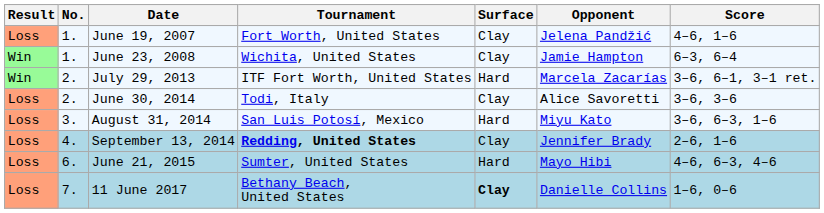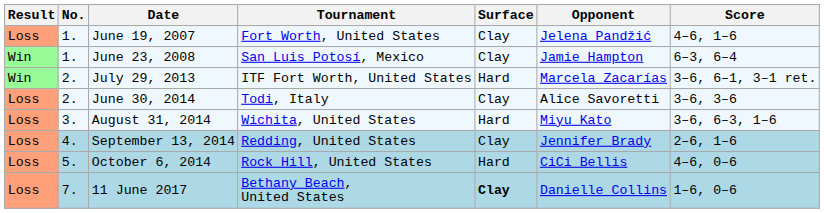(329, 57) Wichita, United States -> (333, 57) San Luis Potosí, Mexico
(333, 120) San Luis Potosí, Mexico -> (329, 120) Wichita, United States
(329, 141) bold -> (329, 141) normal
+ row: (151, 162)
- row: (144, 162)
